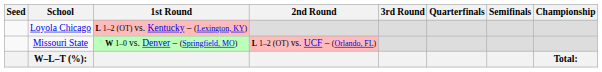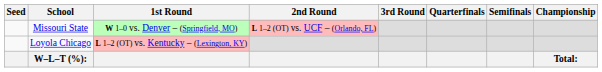rows swapped: (60, 44) <-> (60, 28)
